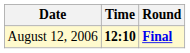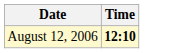- column: (162, 15)
